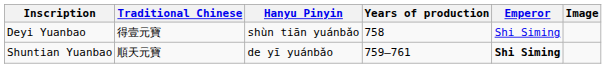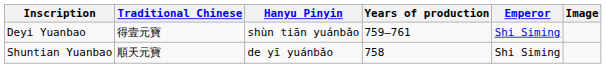(374, 32) 758 -> (388, 32) 759–761
(388, 53) 759–761 -> (374, 53) 758
(528, 53) bold -> (528, 53) normal
